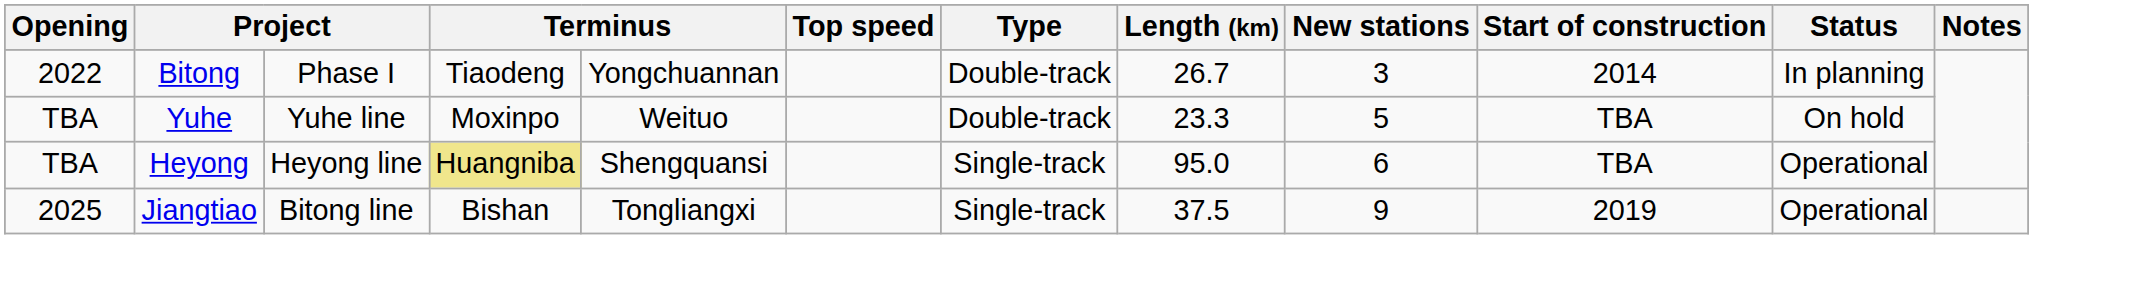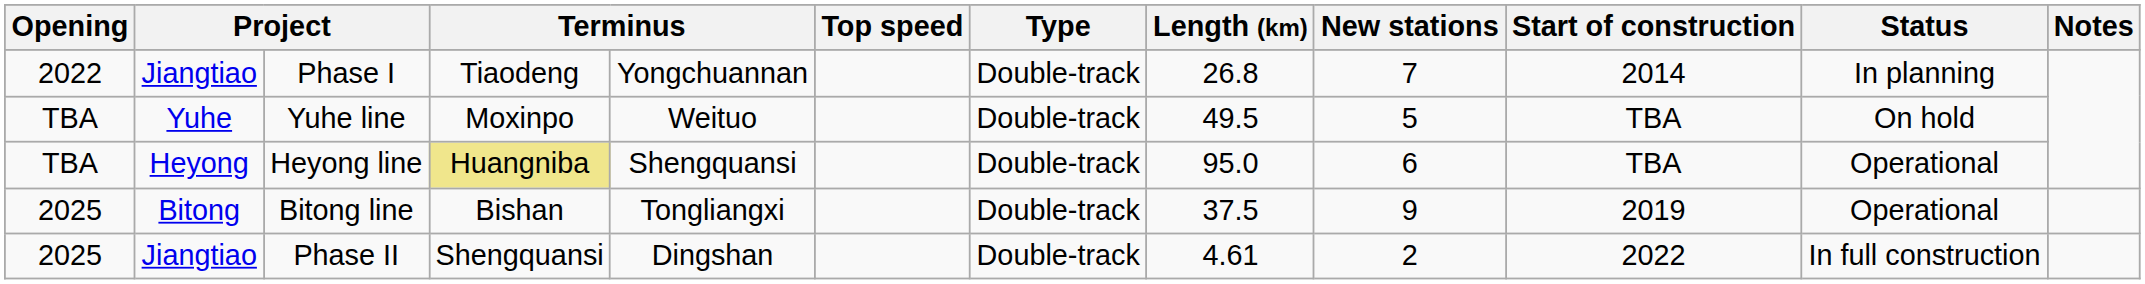(199, 73) Bitong -> (199, 73) Jiangtiao
(1202, 73) 26.7 -> (1230, 73) 26.8
(1381, 73) 3 -> (1410, 73) 7
(1202, 118) 23.3 -> (1230, 118) 49.5
(1029, 164) Single-track -> (1058, 164) Double-track
(199, 210) Jiangtiao -> (199, 210) Bitong
(1029, 210) Single-track -> (1058, 210) Double-track
+ row: (346, 255)
